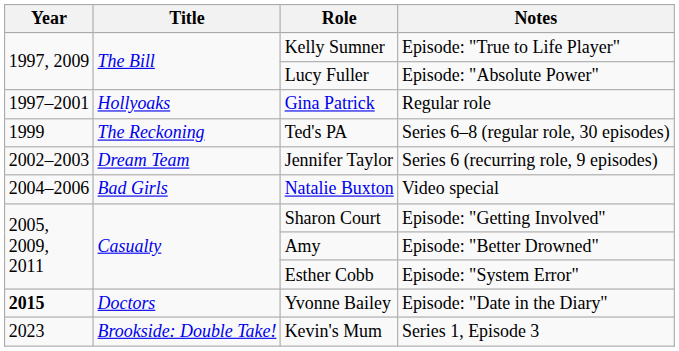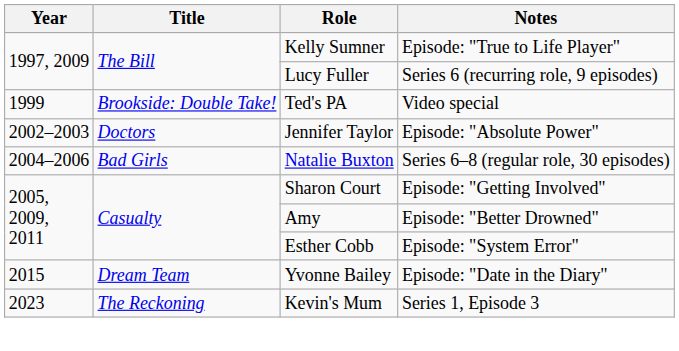(500, 75) Episode: "Absolute Power" -> (530, 75) Series 6 (recurring role, 9 episodes)
- row: (330, 103)
(151, 132) The Reckoning -> (187, 103) Brookside: Double Take!
(536, 132) Series 6–8 (regular role, 30 episodes) -> (450, 103) Video special
(143, 160) Dream Team -> (126, 132) Doctors
(530, 160) Series 6 (recurring role, 9 episodes) -> (500, 132) Episode: "Absolute Power"
(450, 189) Video special -> (536, 160) Series 6–8 (regular role, 30 episodes)
(27, 302) bold -> (27, 274) normal
(126, 302) Doctors -> (143, 274) Dream Team
(187, 331) Brookside: Double Take! -> (151, 302) The Reckoning
